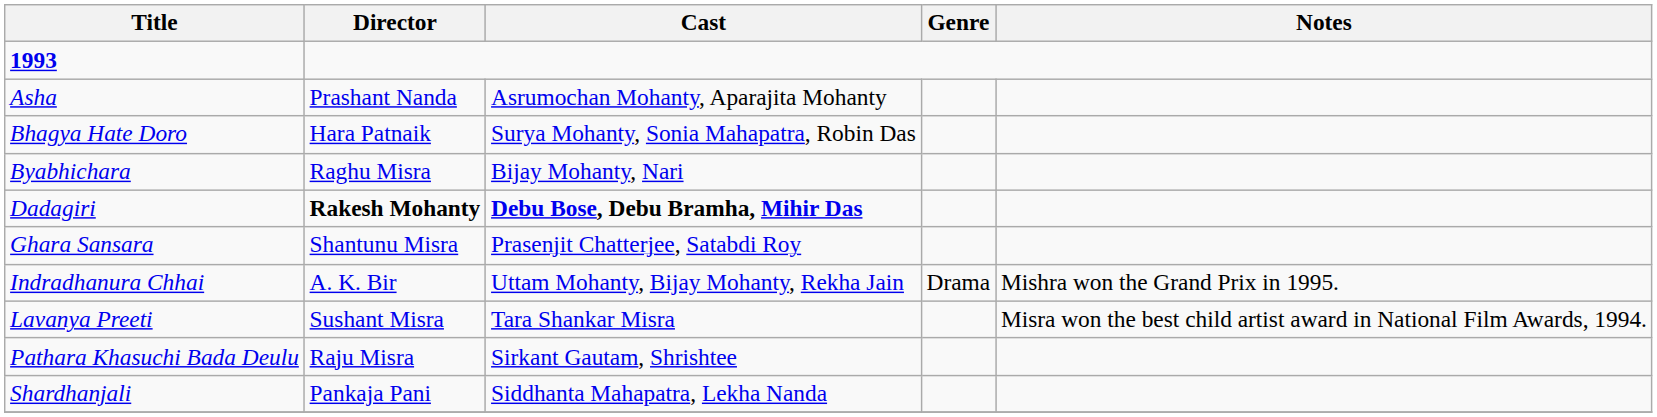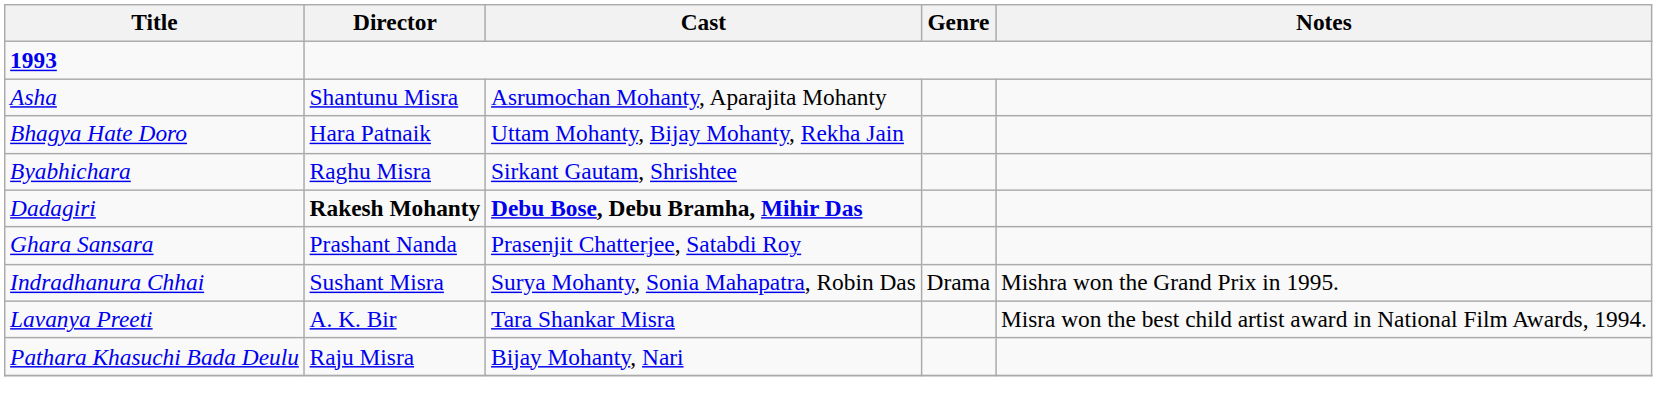(383, 97) Prashant Nanda -> (384, 97) Shantunu Misra
(703, 134) Surya Mohanty, Sonia Mahapatra, Robin Das -> (698, 134) Uttam Mohanty, Bijay Mohanty, Rekha Jain
(587, 171) Bijay Mohanty, Nari -> (614, 171) Sirkant Gautam, Shrishtee
(384, 245) Shantunu Misra -> (383, 245) Prashant Nanda
(353, 282) A. K. Bir -> (377, 282) Sushant Misra
(698, 282) Uttam Mohanty, Bijay Mohanty, Rekha Jain -> (703, 282) Surya Mohanty, Sonia Mahapatra, Robin Das
(377, 319) Sushant Misra -> (353, 319) A. K. Bir
(614, 356) Sirkant Gautam, Shrishtee -> (587, 356) Bijay Mohanty, Nari
- row: (71, 393)
